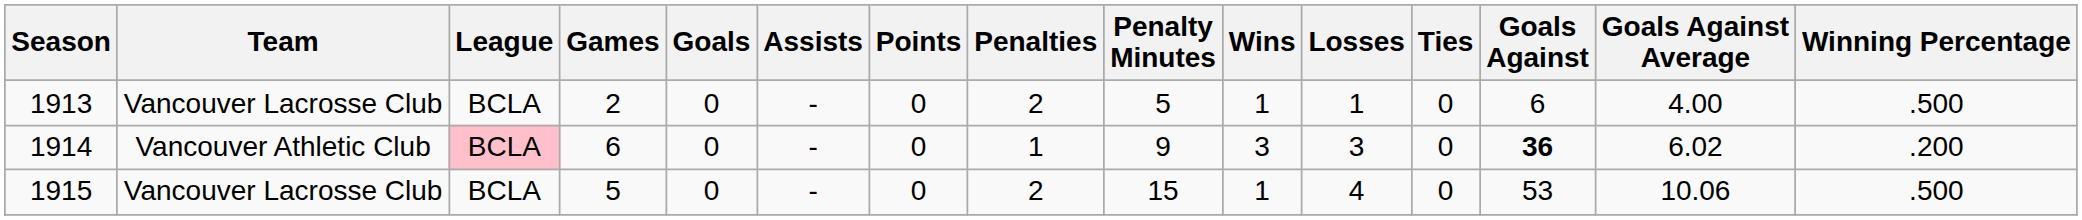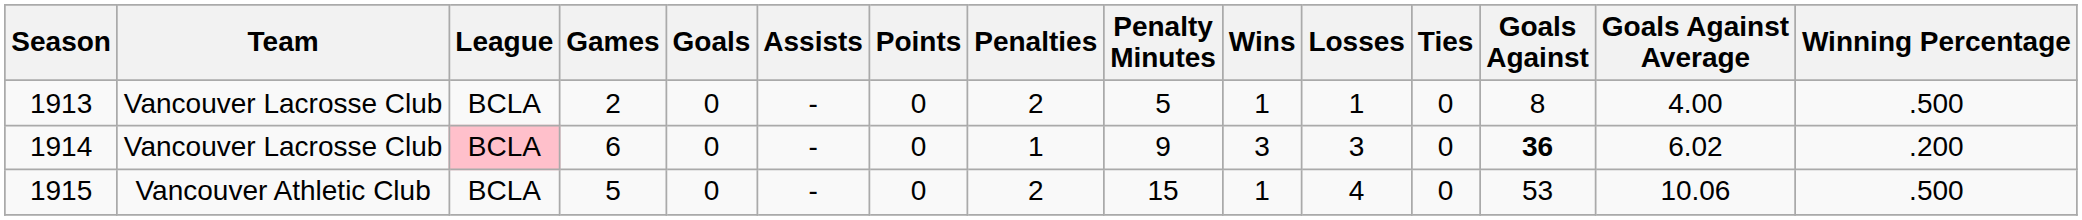(1538, 102) 6 -> (1538, 102) 8
(283, 147) Vancouver Athletic Club -> (283, 147) Vancouver Lacrosse Club
(283, 191) Vancouver Lacrosse Club -> (283, 191) Vancouver Athletic Club
